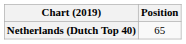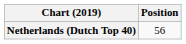(160, 30) 65 -> (160, 30) 56
